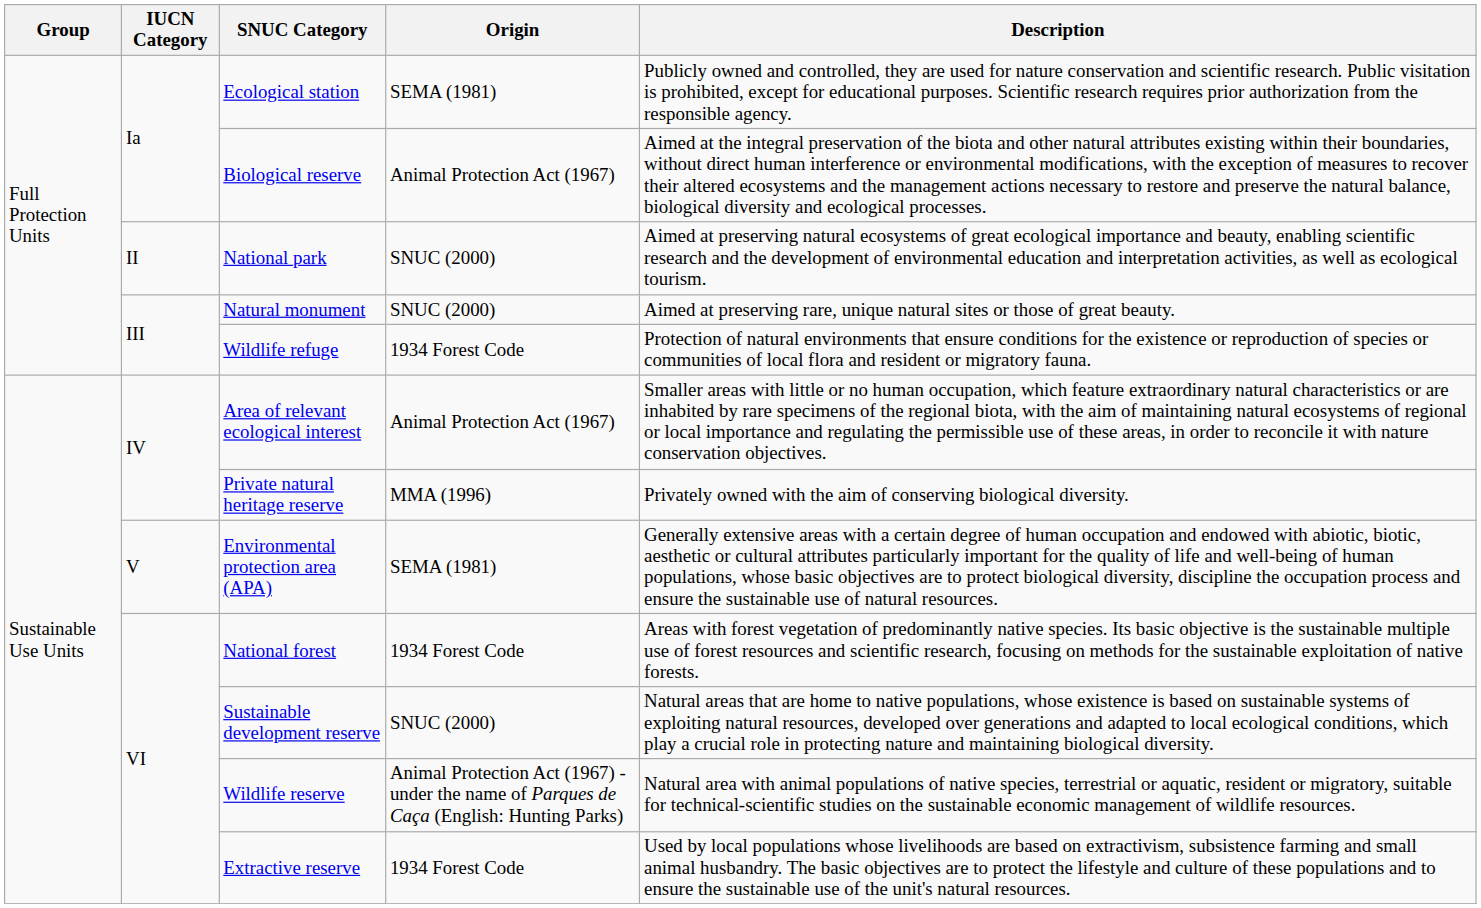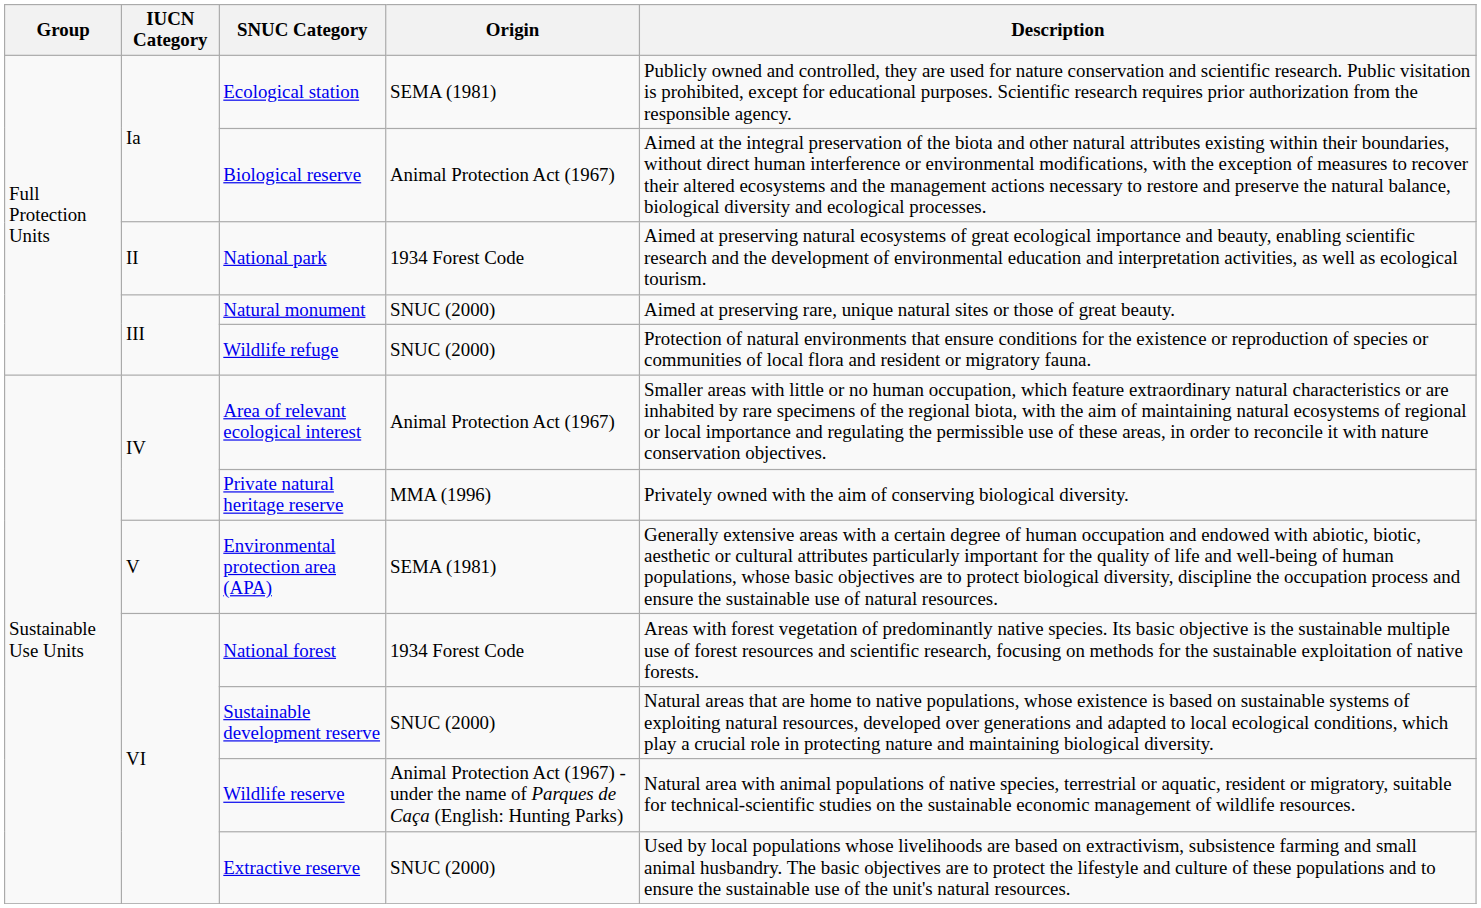(443, 257) SNUC (2000) -> (457, 257) 1934 Forest Code
(457, 349) 1934 Forest Code -> (443, 349) SNUC (2000)
(457, 867) 1934 Forest Code -> (443, 867) SNUC (2000)
